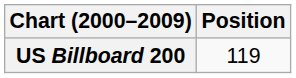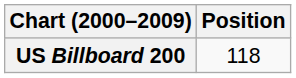(244, 55) 119 -> (244, 55) 118
